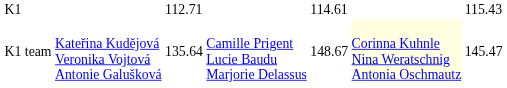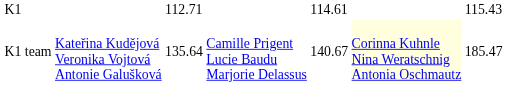(329, 51) 148.67 -> (329, 51) 140.67
(484, 51) 145.47 -> (484, 51) 185.47
